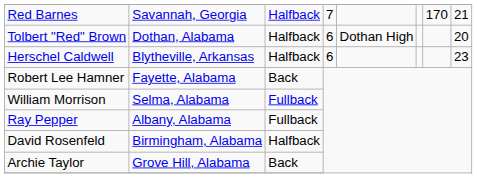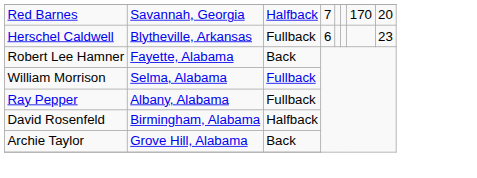(461, 15) 21 -> (385, 15) 20
- row: (67, 36)
(294, 57) Halfback -> (291, 36) Fullback
